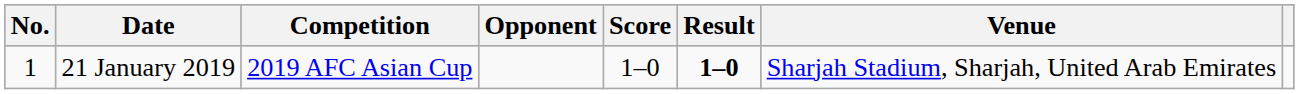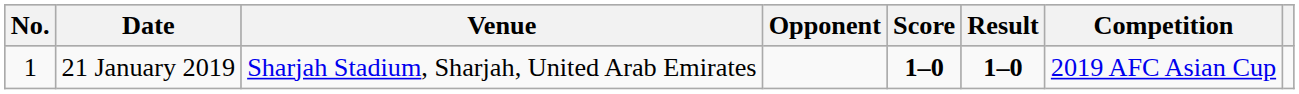columns swapped: (1021, 25) <-> (360, 25)
(640, 66) normal -> (924, 66) bold
